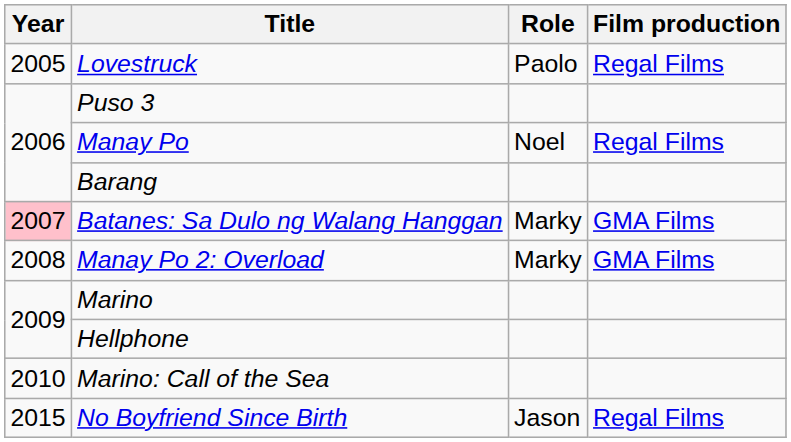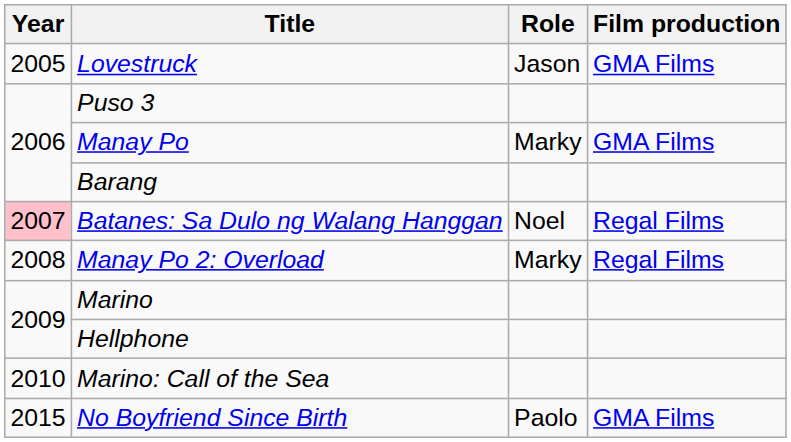(546, 63) Paolo -> (547, 63) Jason
(659, 63) Regal Films -> (654, 63) GMA Films
(540, 142) Noel -> (548, 142) Marky
(659, 142) Regal Films -> (654, 142) GMA Films
(548, 220) Marky -> (540, 220) Noel
(654, 220) GMA Films -> (659, 220) Regal Films
(654, 260) GMA Films -> (659, 260) Regal Films
(547, 417) Jason -> (546, 417) Paolo
(659, 417) Regal Films -> (654, 417) GMA Films
